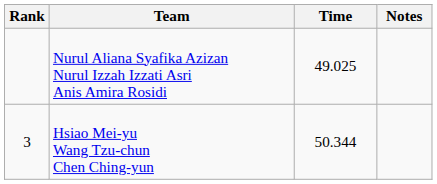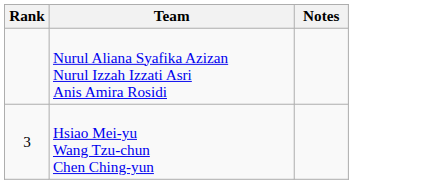- column: (335, 16)
